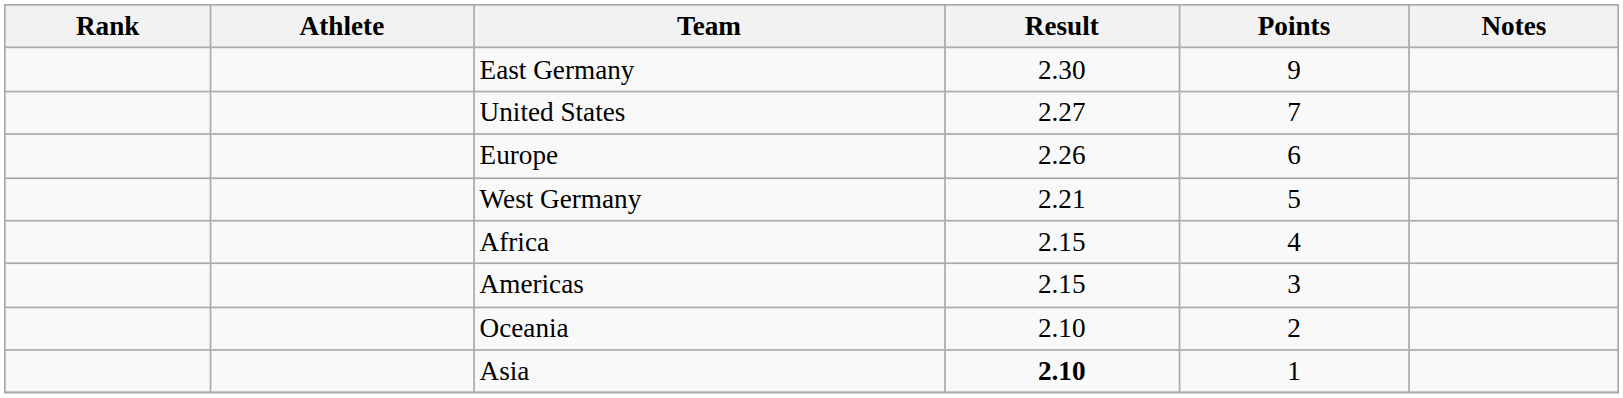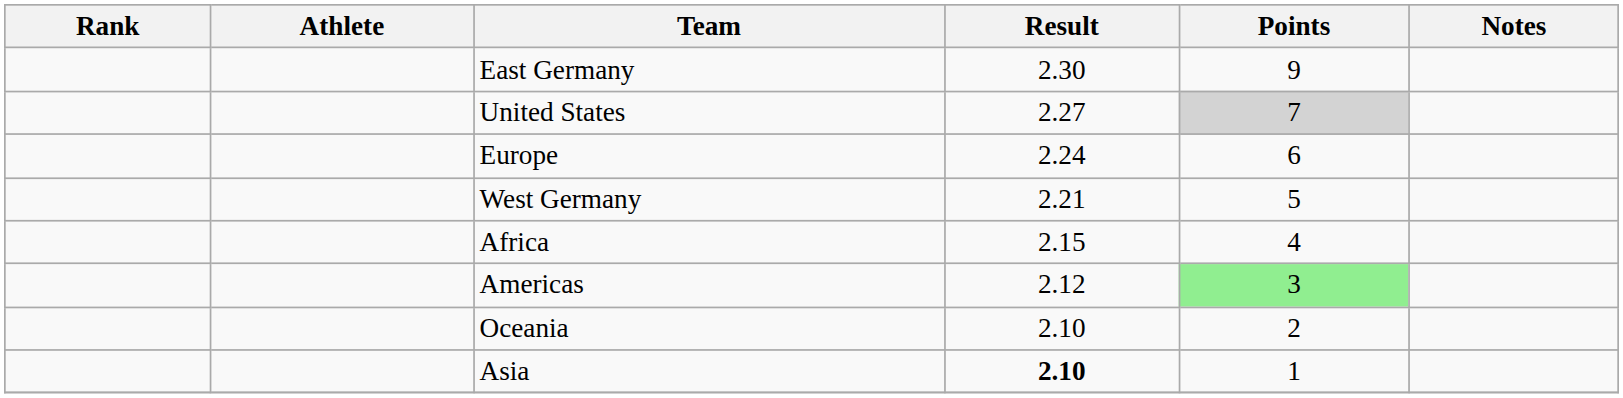(1294, 112) no background -> (1294, 112) lightgrey background
(1062, 155) 2.26 -> (1062, 155) 2.24
(1062, 284) 2.15 -> (1062, 284) 2.12
(1294, 284) no background -> (1294, 284) lightgreen background
